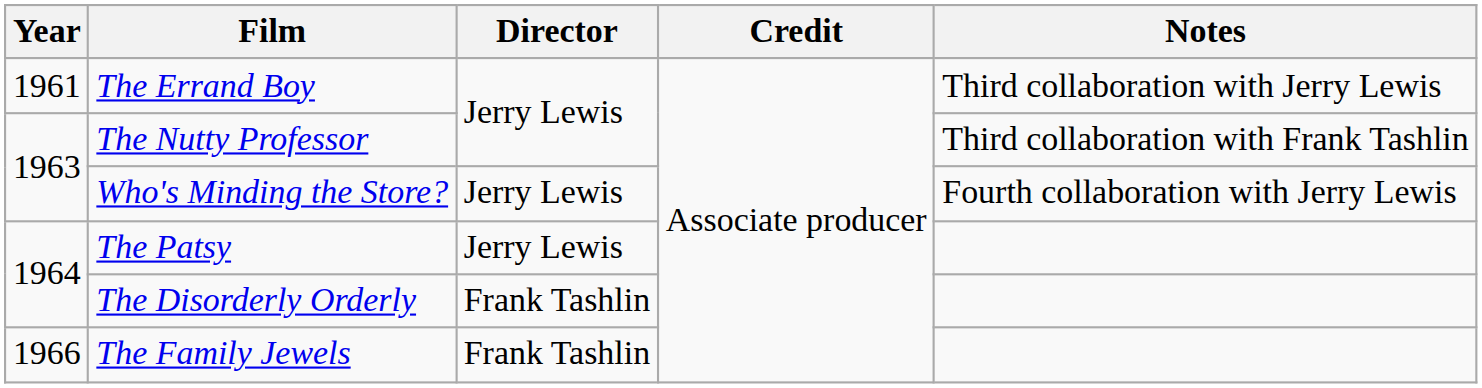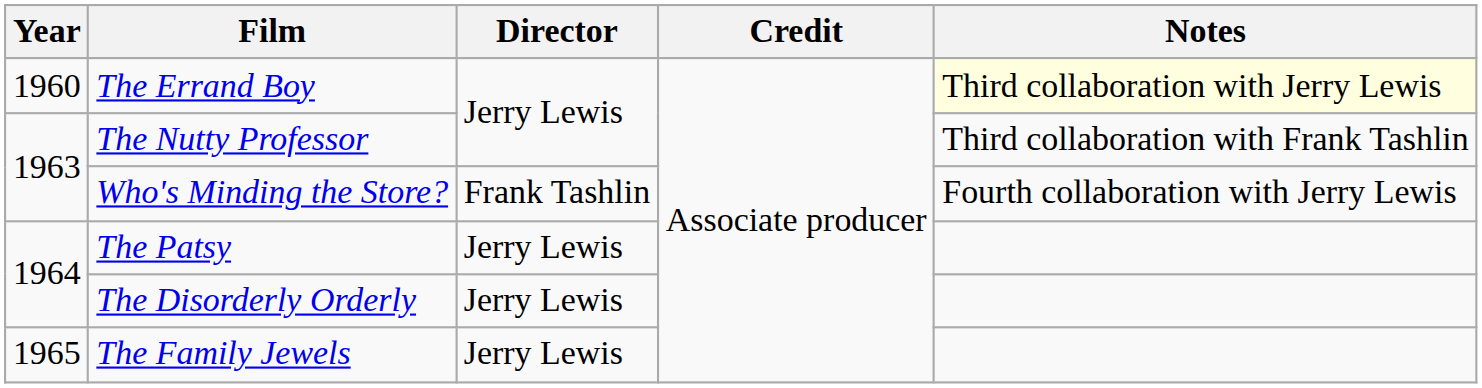(47, 85) 1961 -> (47, 85) 1960
(1192, 85) no background -> (1192, 85) lightyellow background
(543, 192) Jerry Lewis -> (557, 192) Frank Tashlin
(557, 300) Frank Tashlin -> (543, 300) Jerry Lewis
(47, 354) 1966 -> (47, 354) 1965
(557, 354) Frank Tashlin -> (543, 354) Jerry Lewis
